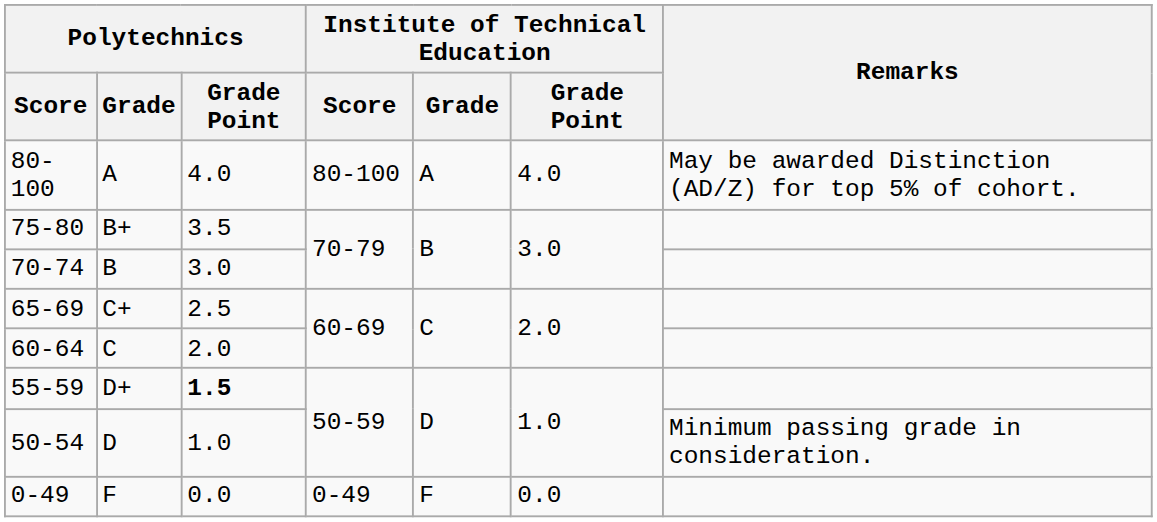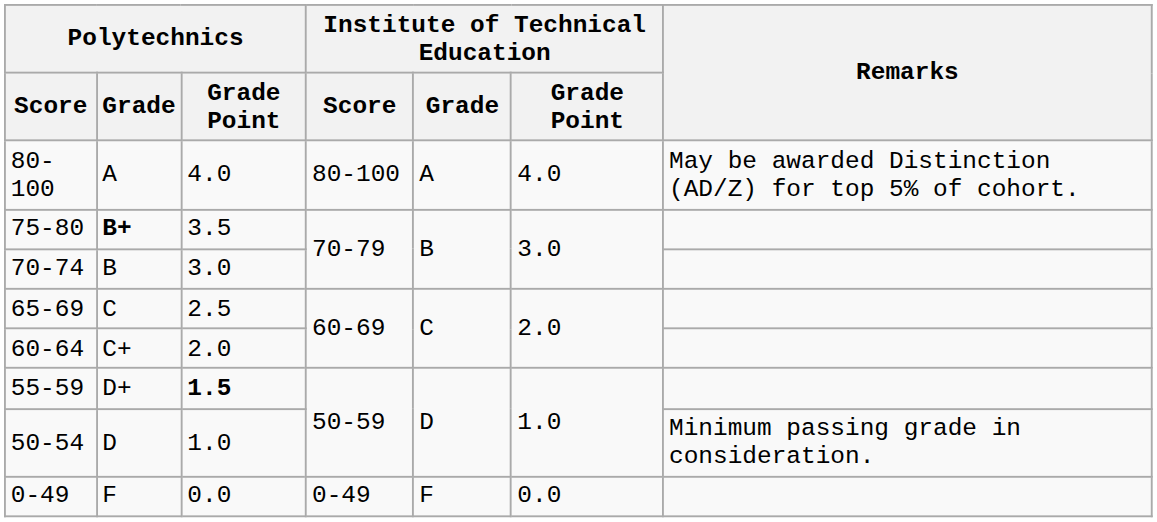(117, 229) normal -> (117, 229) bold
(117, 309) C+ -> (110, 309) C
(110, 348) C -> (117, 348) C+
